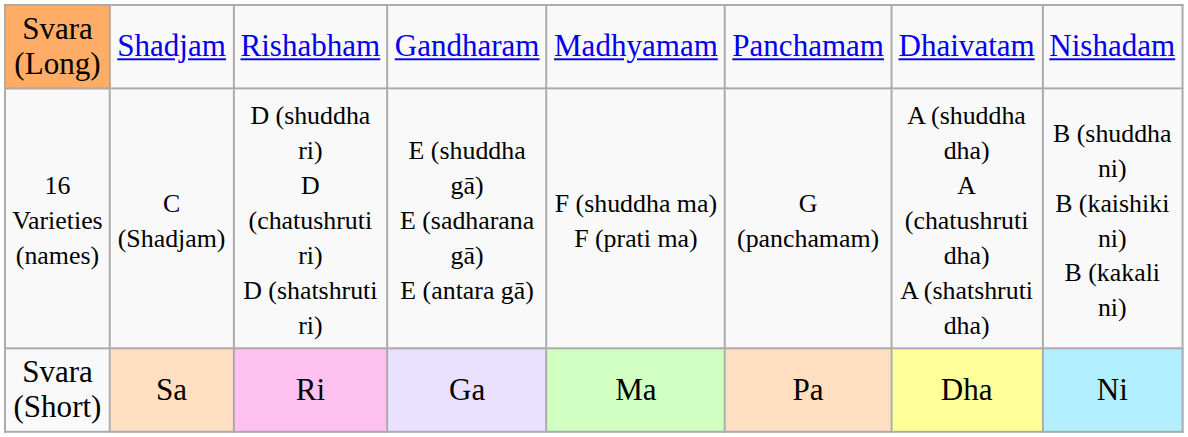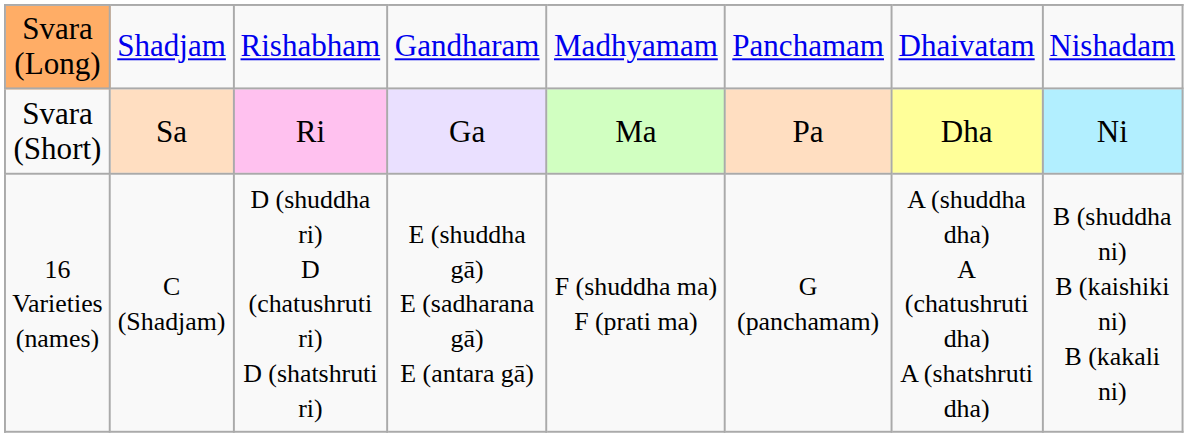rows swapped: (57, 389) <-> (57, 219)
